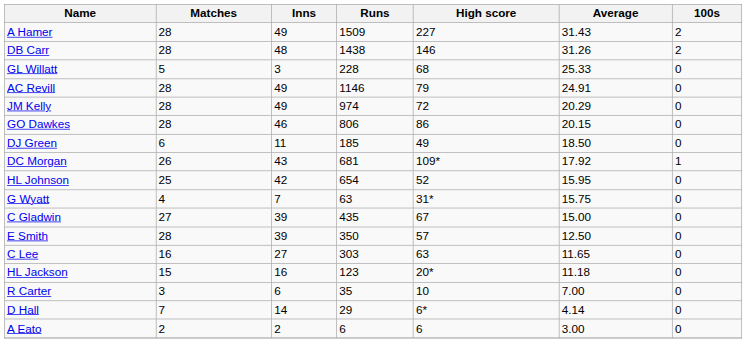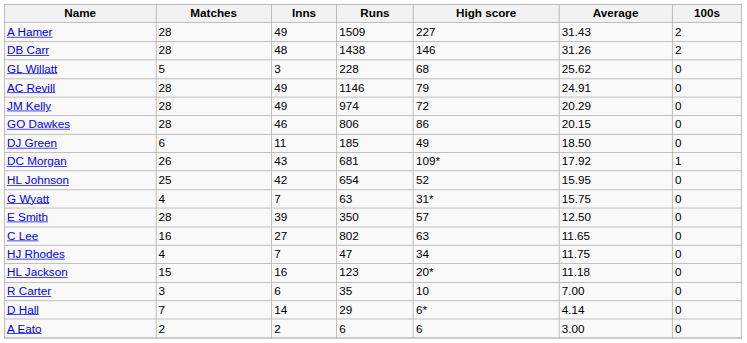(576, 69) 25.33 -> (576, 69) 25.62
- row: (34, 217)
(349, 254) 303 -> (349, 236) 802
+ row: (36, 254)
